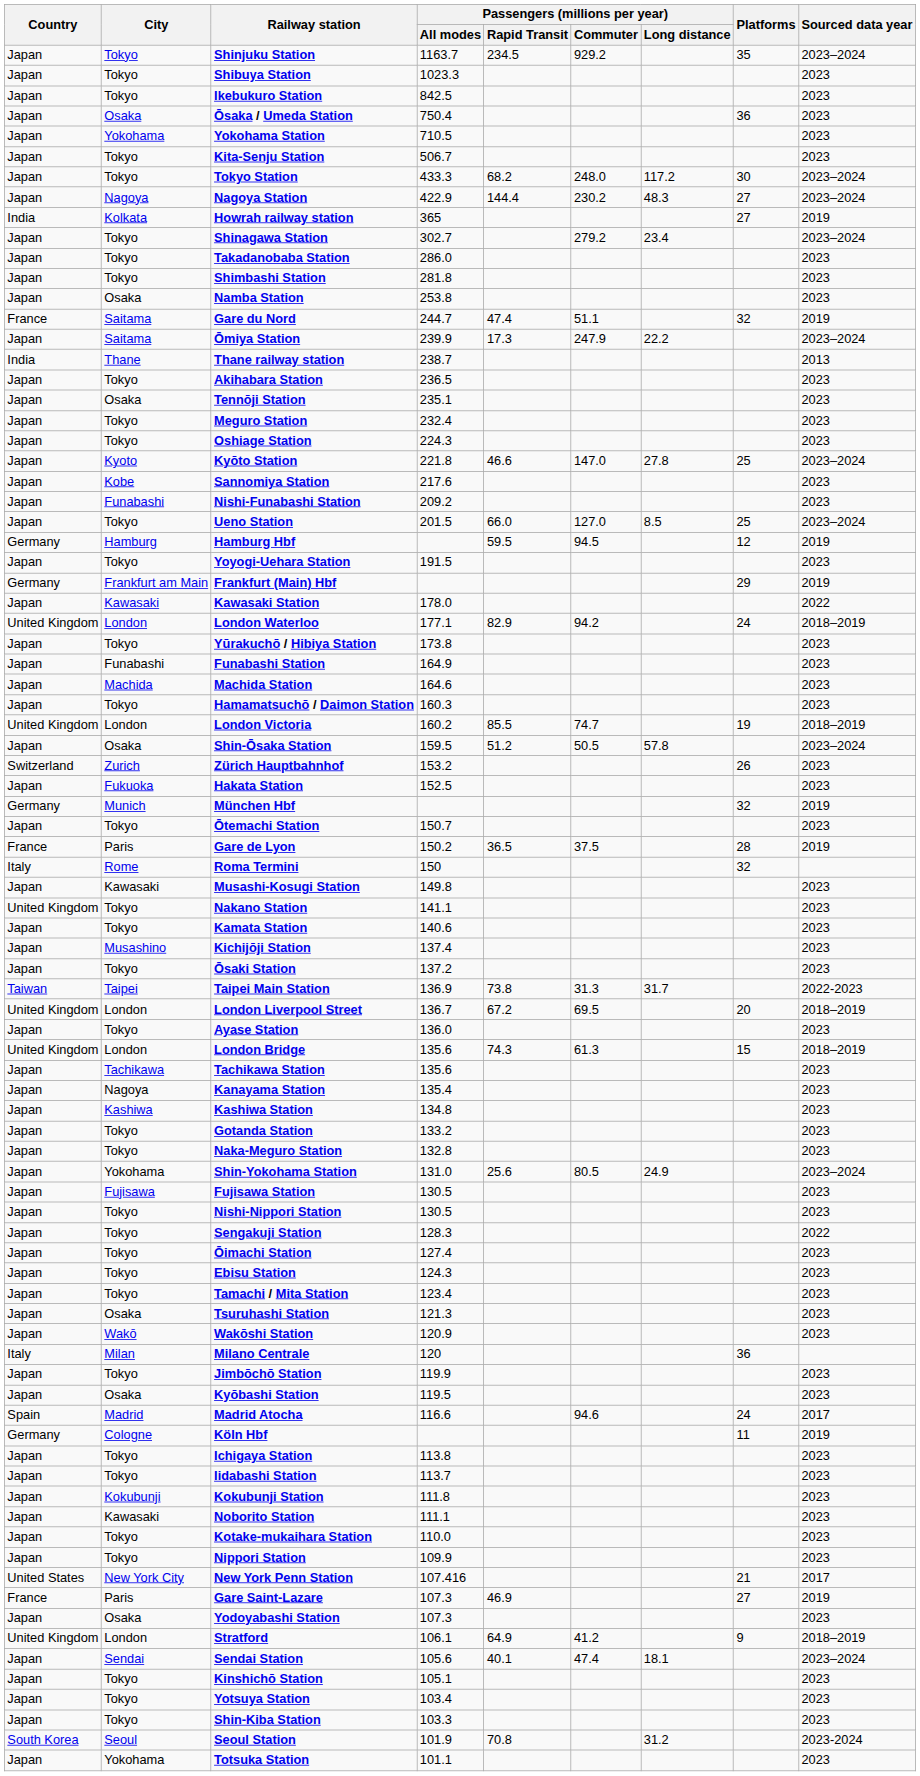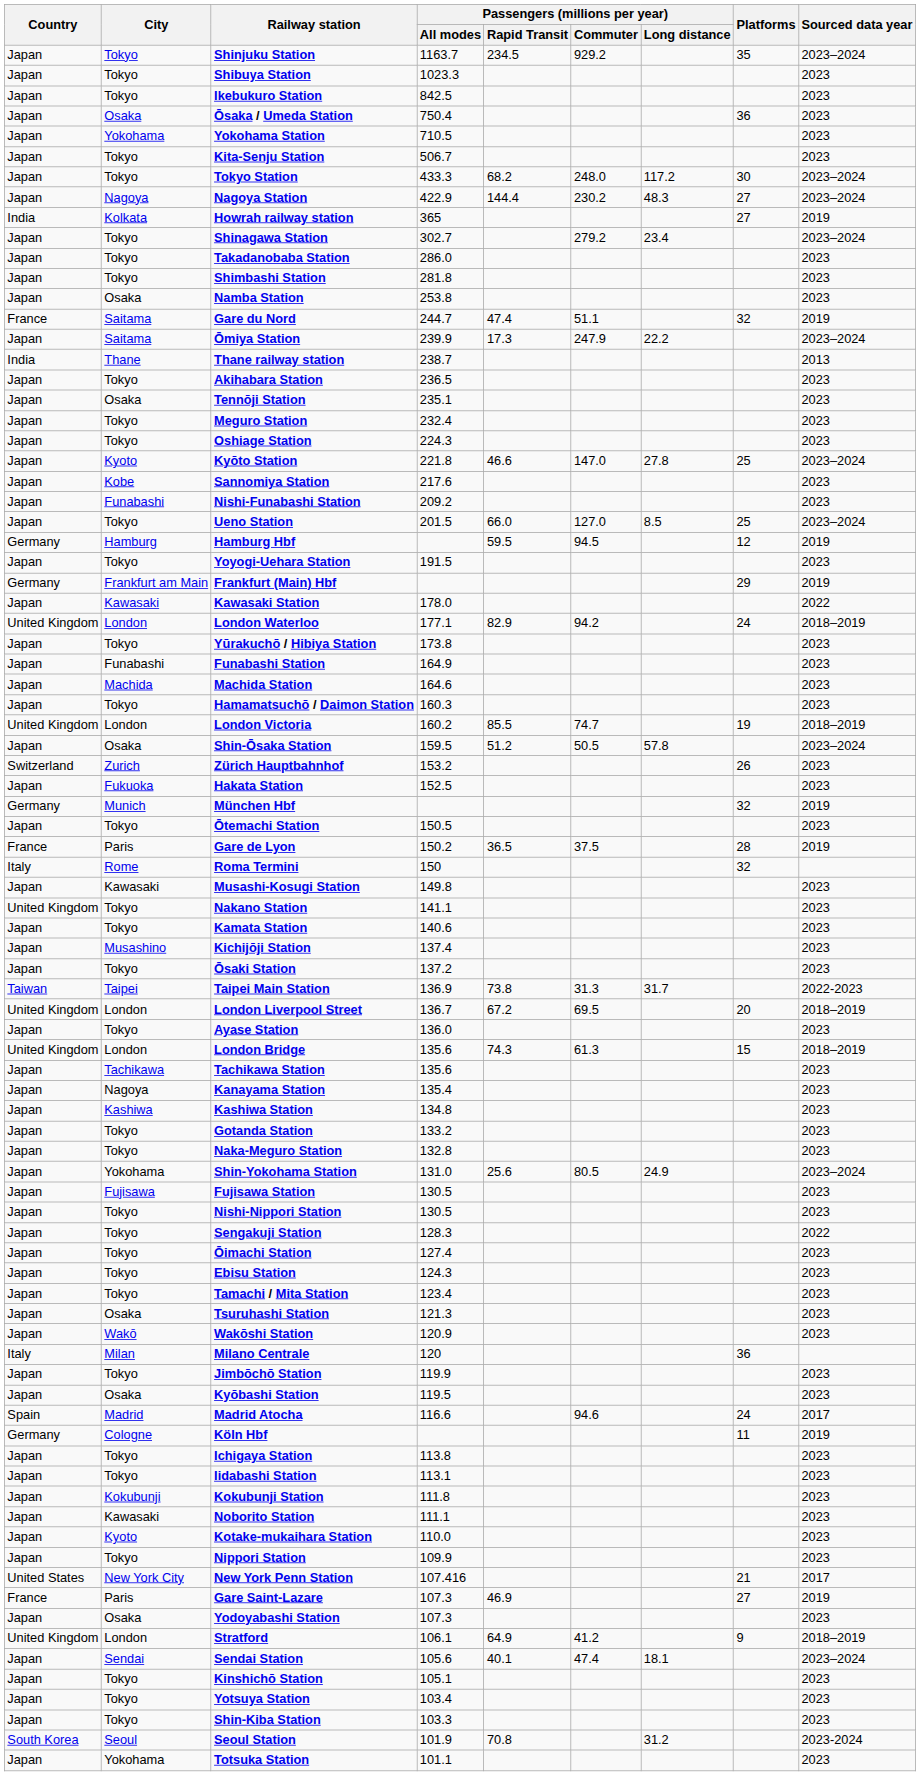(436, 826) 150.7 -> (436, 826) 150.5
(435, 1476) 113.7 -> (435, 1476) 113.1
(121, 1537) Tokyo -> (121, 1537) Kyoto
